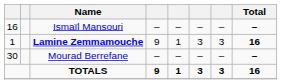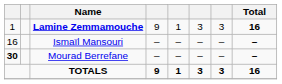rows swapped: (88, 41) <-> (88, 26)
(12, 56) normal -> (12, 56) bold
